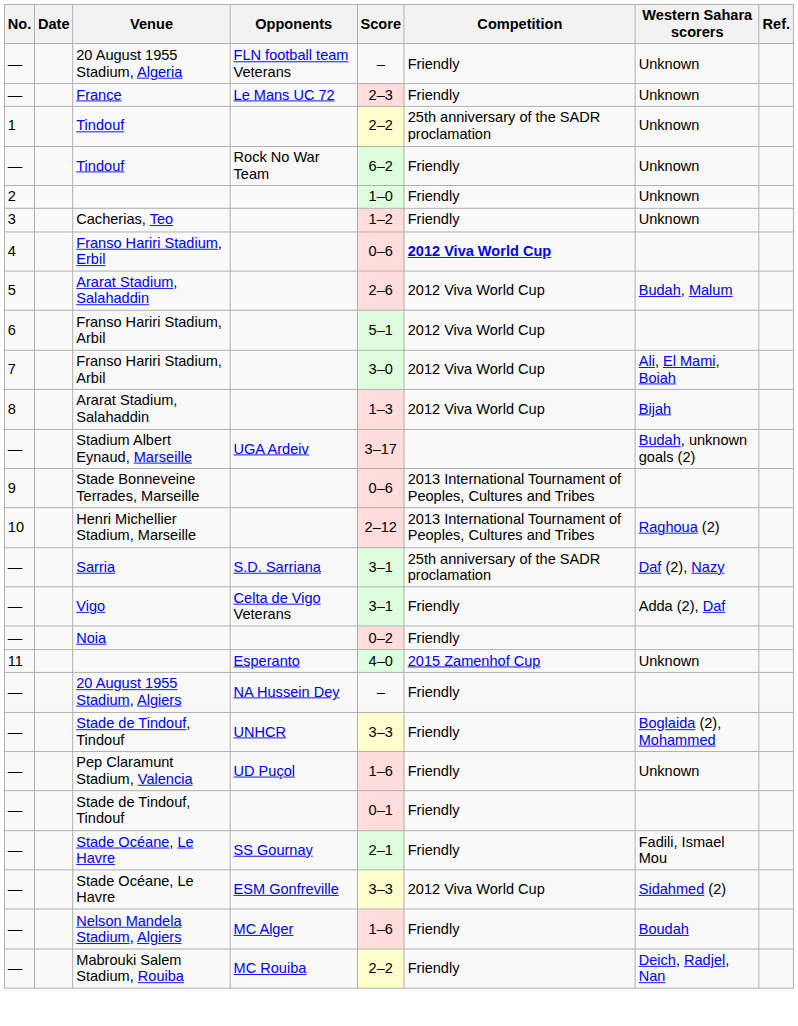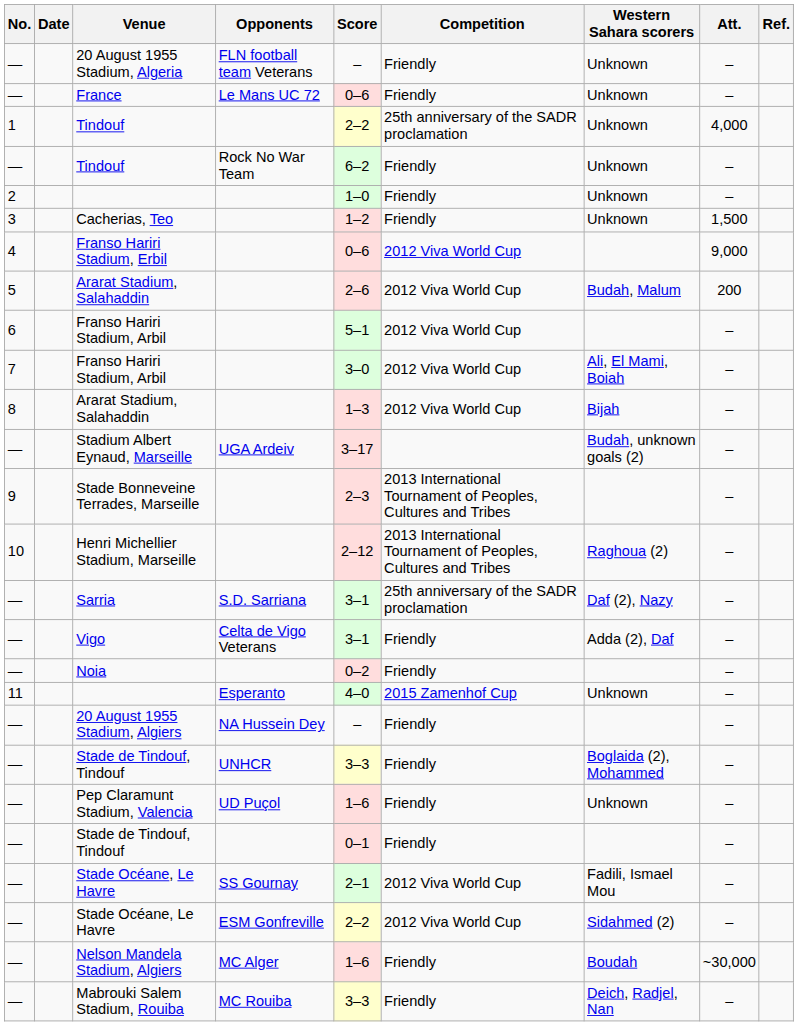+ column: (729, 24)
(381, 94) 2–3 -> (357, 94) 0–6
(479, 251) bold -> (453, 251) normal
(381, 488) 0–6 -> (357, 496) 2–3
(434, 850) Friendly -> (453, 882) 2012 Viva World Cup
(381, 889) 3–3 -> (357, 922) 2–2
(381, 968) 2–2 -> (357, 1001) 3–3
